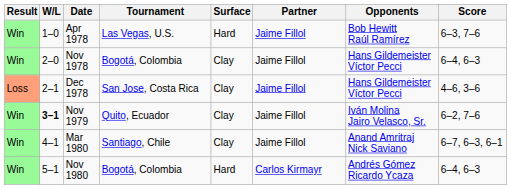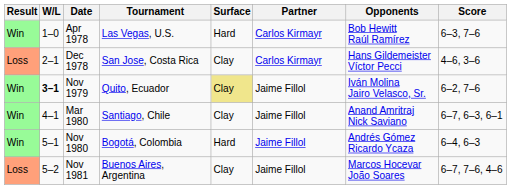(280, 34) Jaime Fillol -> (288, 34) Carlos Kirmayr
- row: (77, 61)
(280, 88) Jaime Fillol -> (288, 61) Carlos Kirmayr
(224, 116) no background -> (224, 88) khaki background
(288, 170) Carlos Kirmayr -> (280, 143) Jaime Fillol
+ row: (77, 170)
